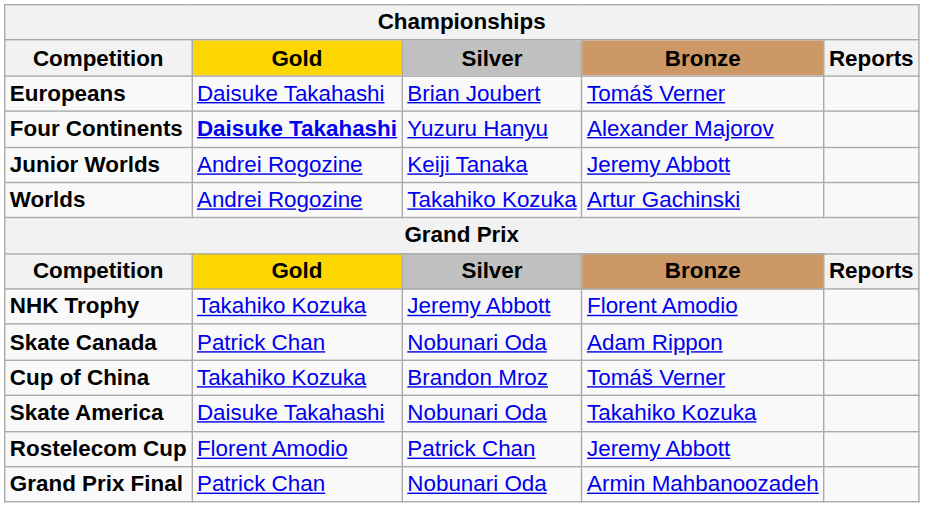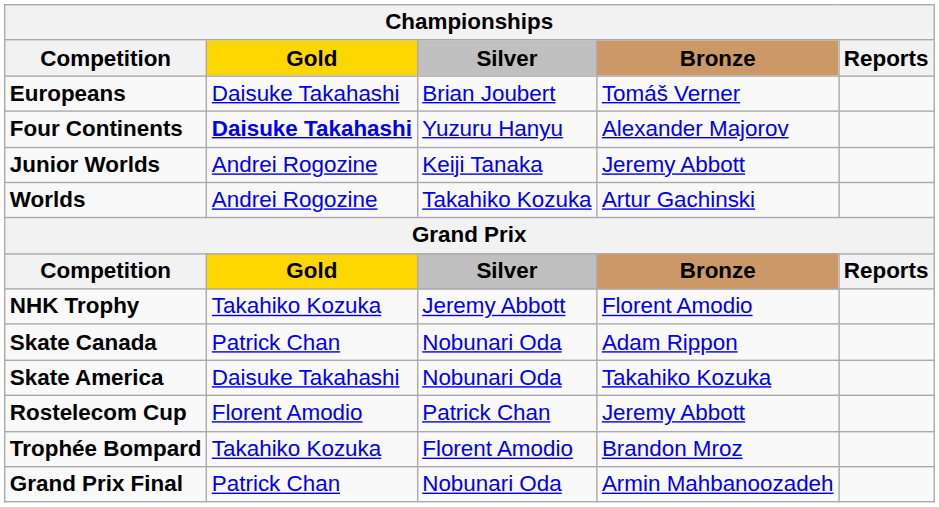- row: (80, 377)
+ row: (106, 448)
